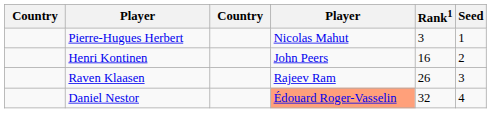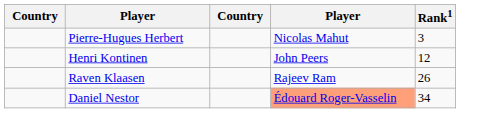- column: (471, 16)
(424, 58) 16 -> (424, 58) 12
(424, 98) 32 -> (424, 98) 34
